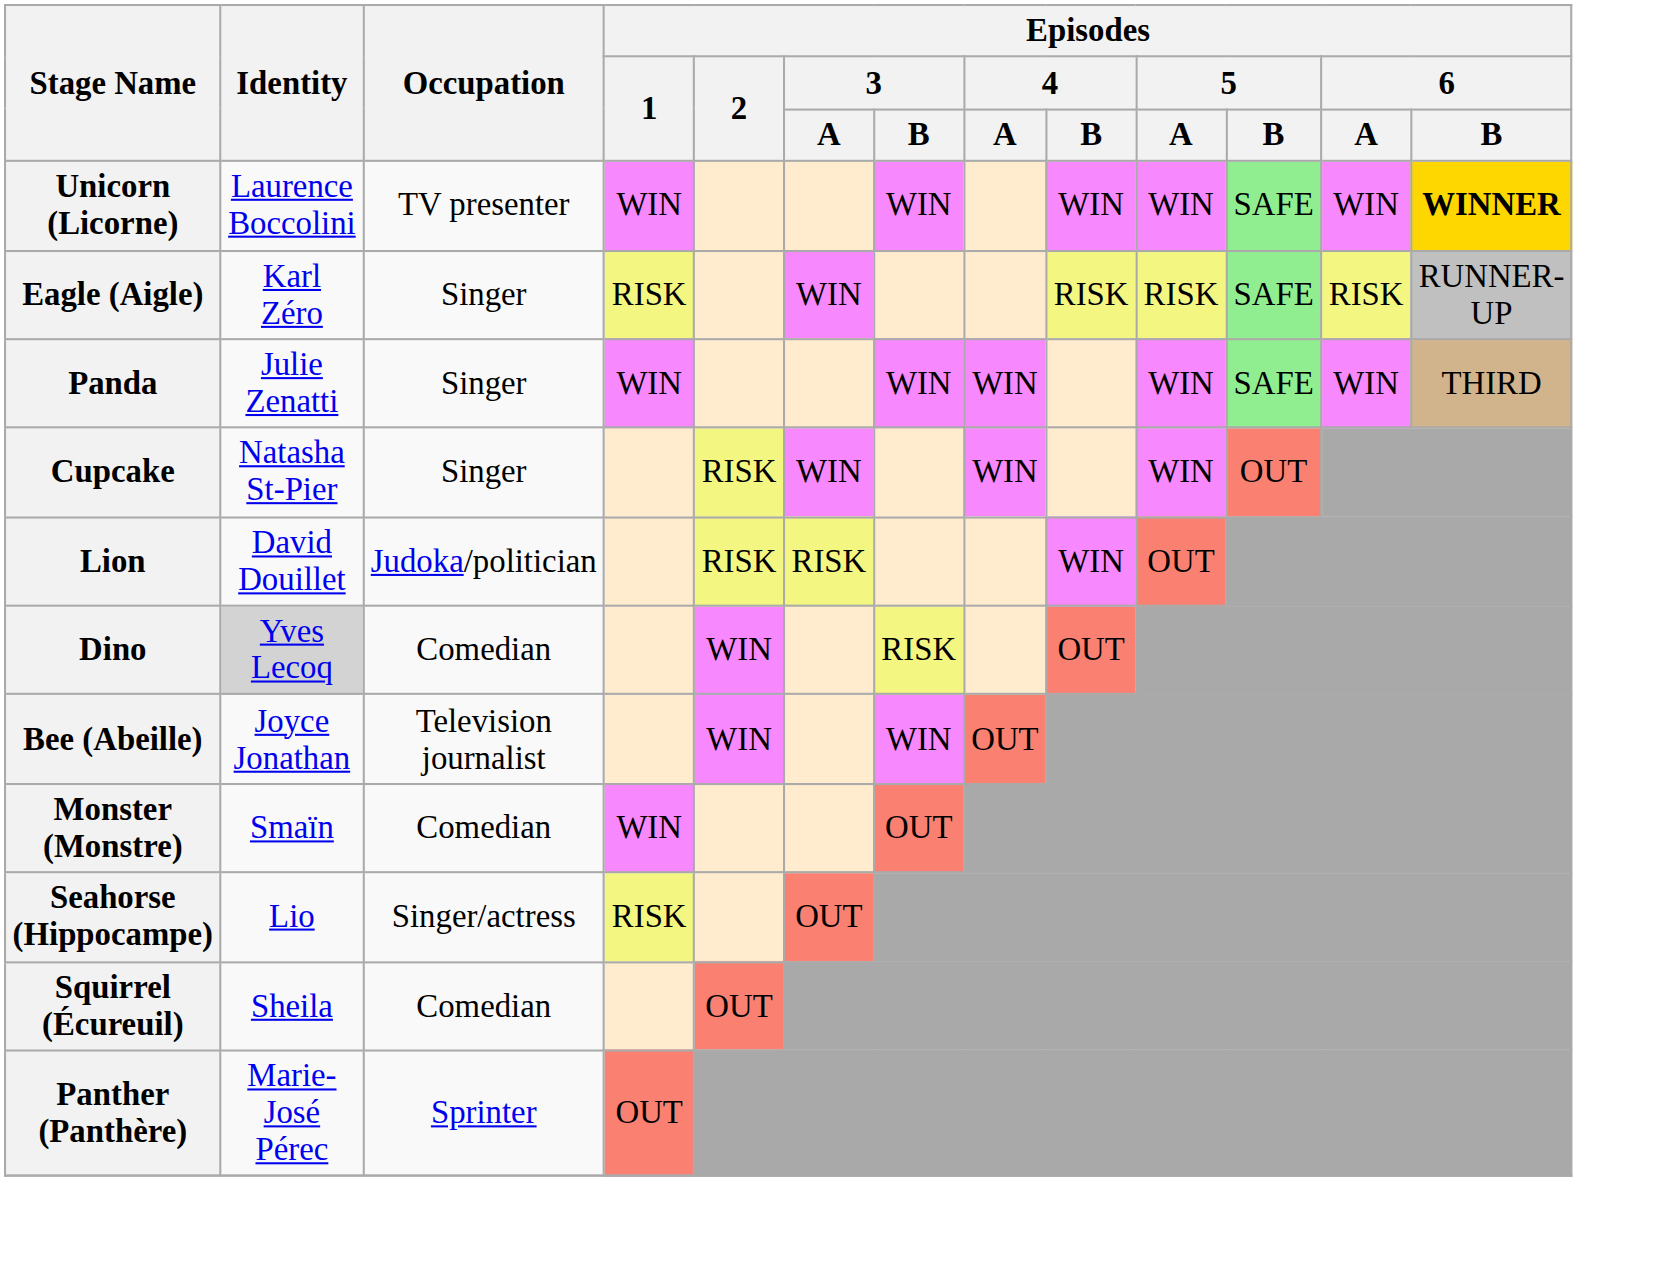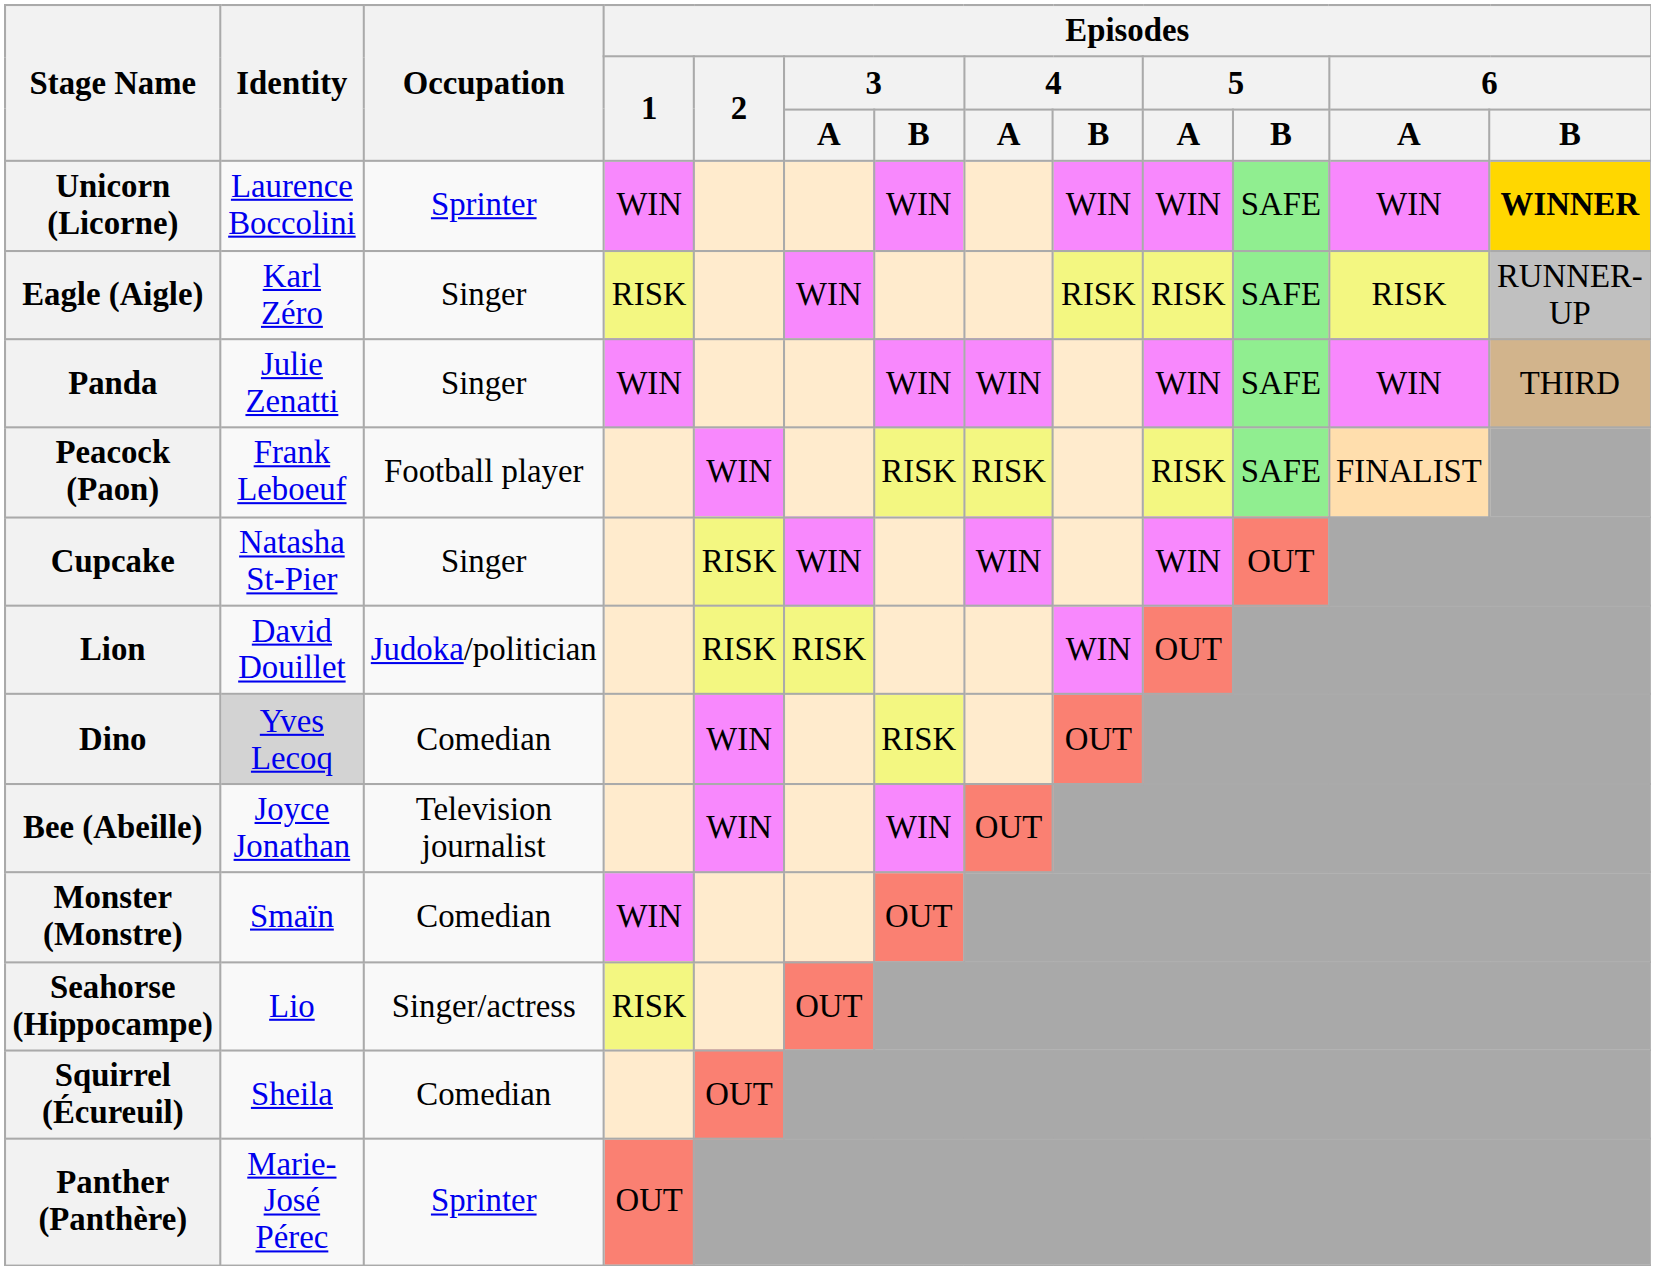(484, 205) TV presenter -> (484, 205) Sprinter
+ row: (113, 471)
